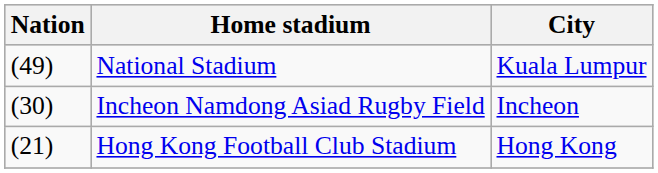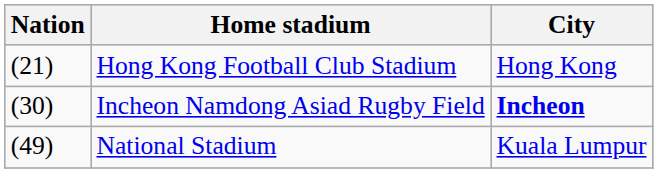rows swapped: (276, 146) <-> (186, 65)
(538, 106) normal -> (541, 106) bold
